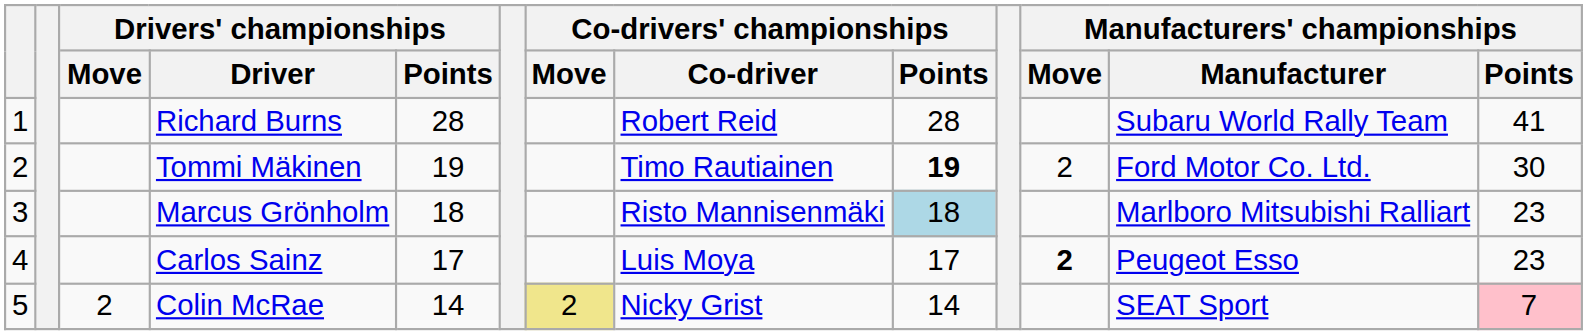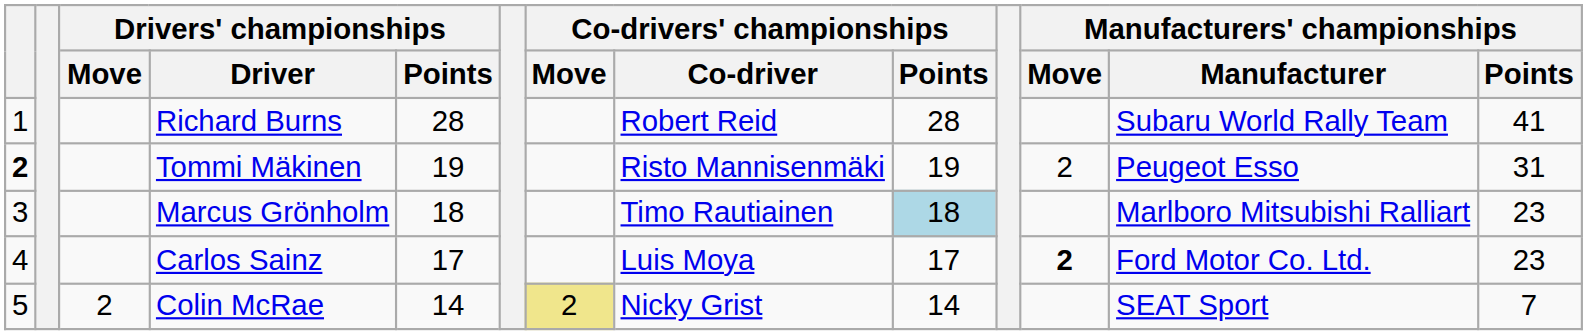(20, 167) normal -> (20, 167) bold
(727, 167) Timo Rautiainen -> (753, 167) Risto Mannisenmäki
(944, 167) bold -> (944, 167) normal
(1243, 167) Ford Motor Co. Ltd. -> (1208, 167) Peugeot Esso
(1529, 167) 30 -> (1529, 167) 31
(753, 213) Risto Mannisenmäki -> (727, 213) Timo Rautiainen
(1208, 259) Peugeot Esso -> (1243, 259) Ford Motor Co. Ltd.
(1529, 306) pink background -> (1529, 306) no background
